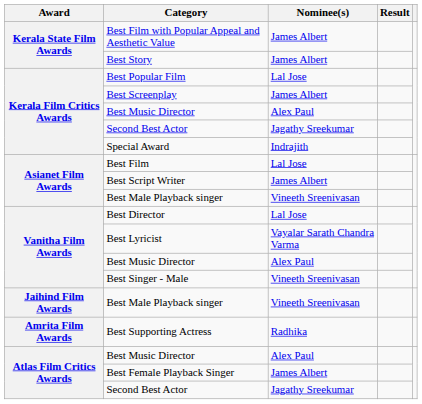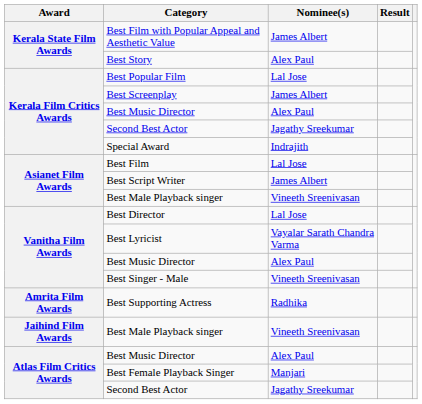(299, 59) James Albert -> (292, 59) Alex Paul
rows swapped: (54, 332) <-> (54, 302)
(299, 372) James Albert -> (288, 372) Manjari
